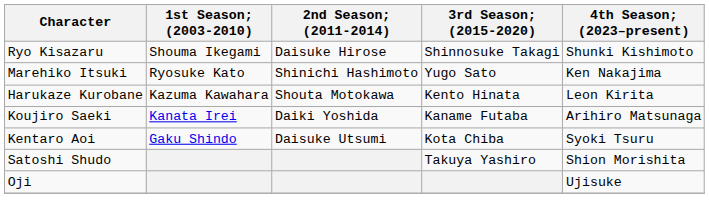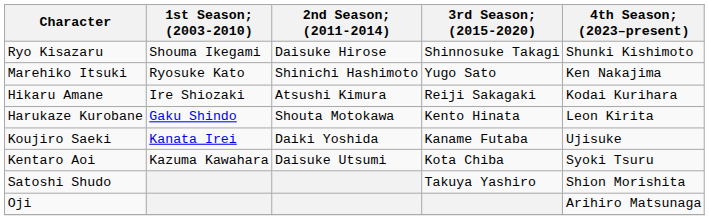+ row: (55, 95)
(209, 95) Kazuma Kawahara -> (193, 117) Gaku Shindo
(634, 117) Arihiro Matsunaga -> (594, 139) Ujisuke
(193, 139) Gaku Shindo -> (209, 160) Kazuma Kawahara
(594, 182) Ujisuke -> (634, 204) Arihiro Matsunaga
